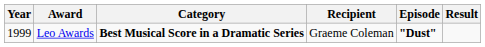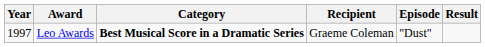(19, 33) 1999 -> (19, 33) 1997
(418, 33) bold -> (415, 33) normal
